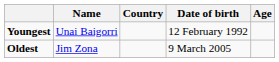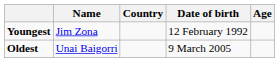(87, 31) Unai Baigorri -> (77, 31) Jim Zona
(77, 48) Jim Zona -> (87, 48) Unai Baigorri
